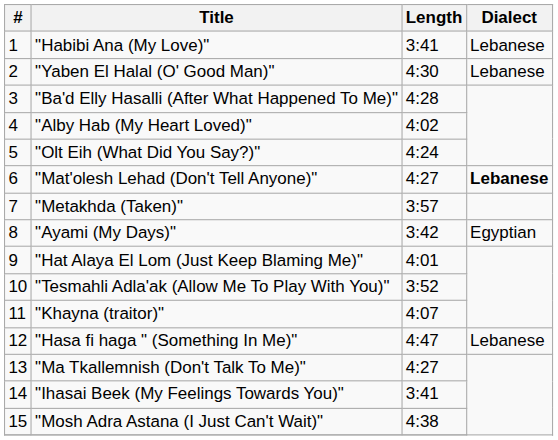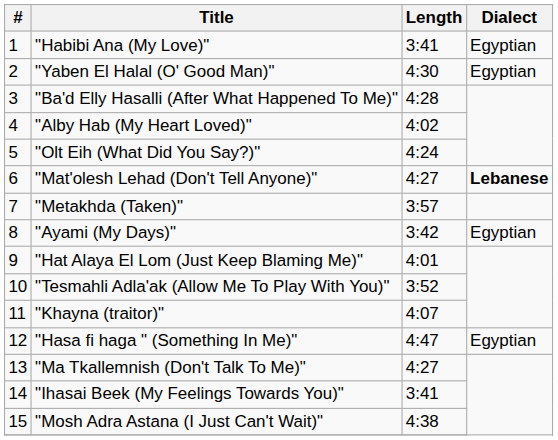(507, 44) Lebanese -> (503, 44) Egyptian
(507, 71) Lebanese -> (503, 71) Egyptian
(507, 340) Lebanese -> (503, 340) Egyptian
